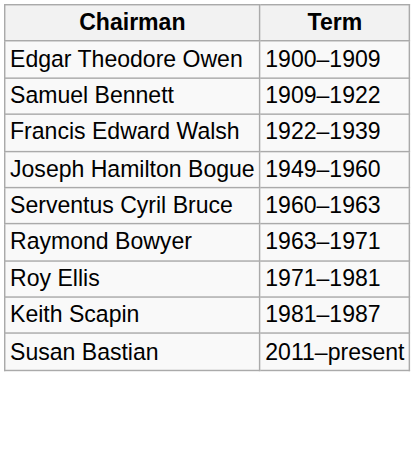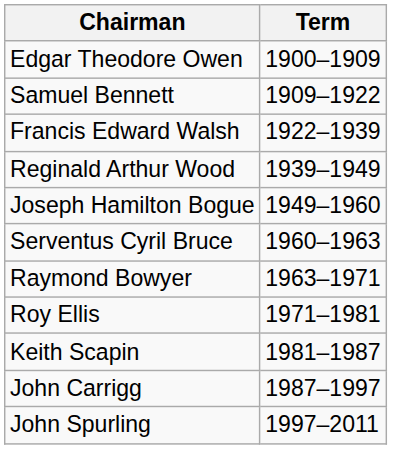+ row: (123, 168)
+ row: (76, 388)
+ row: (80, 424)
- row: (84, 351)
